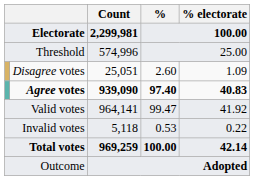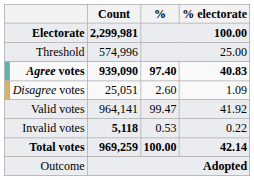rows swapped: (55, 90) <-> (49, 71)
(125, 128) normal -> (125, 128) bold
